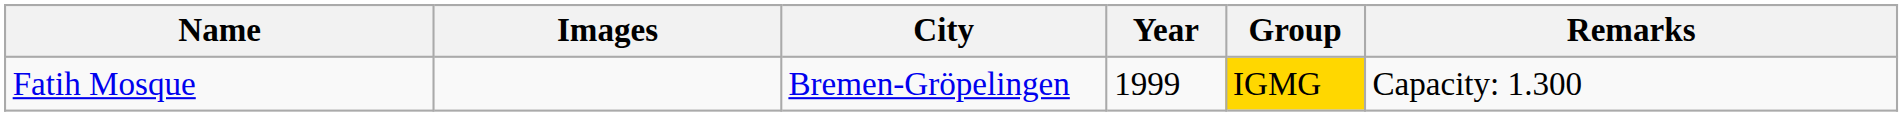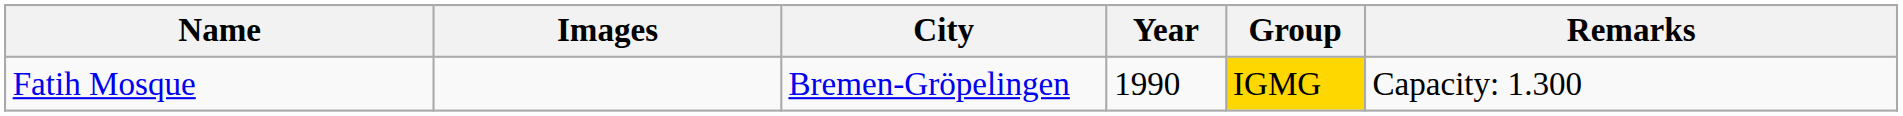(1147, 83) 1999 -> (1147, 83) 1990
